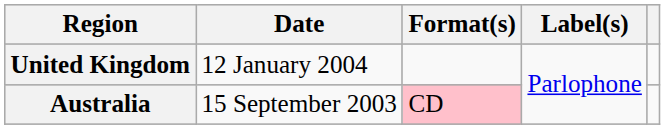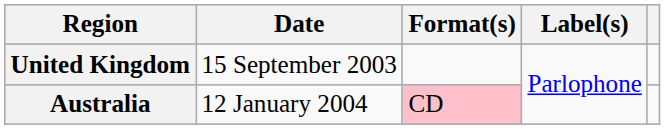(285, 64) 12 January 2004 -> (299, 64) 15 September 2003
(299, 104) 15 September 2003 -> (285, 104) 12 January 2004
